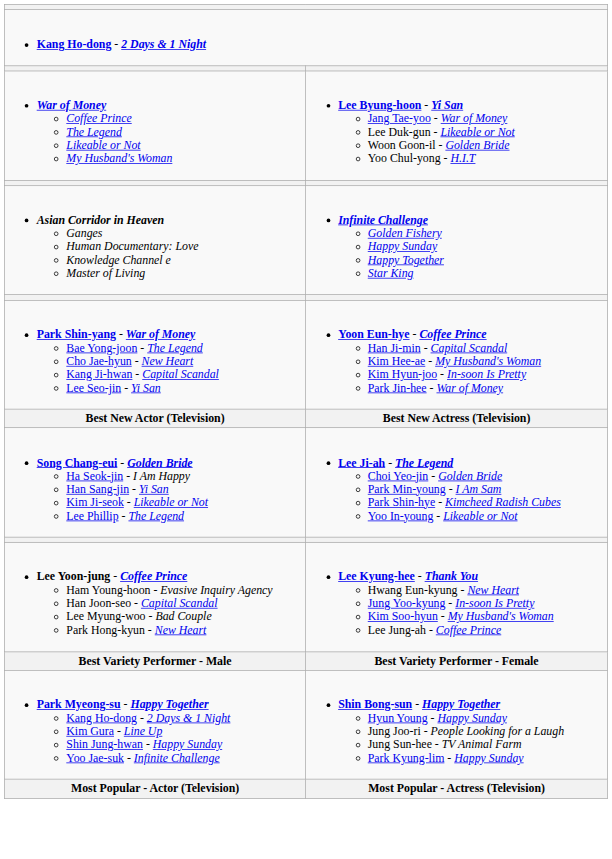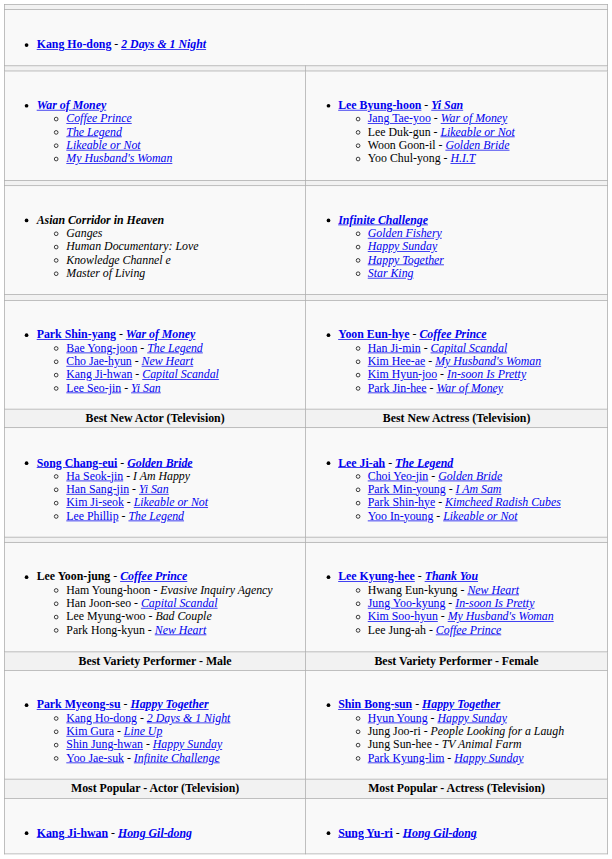+ row: (155, 833)
